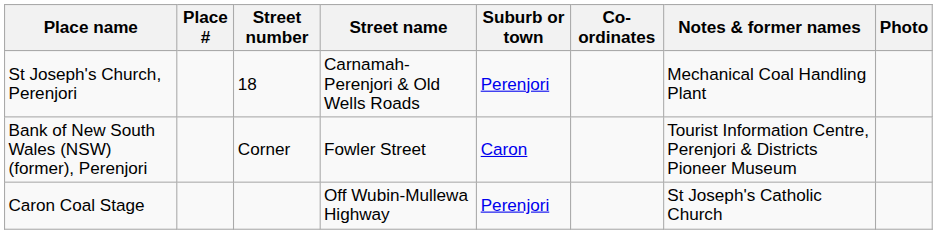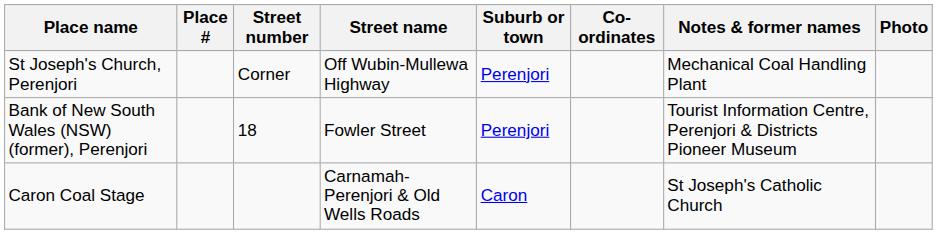(247, 83) 18 -> (264, 74) Corner
(382, 83) Carnamah-Perenjori & Old Wells Roads -> (396, 74) Off Wubin-Mullewa Highway
(264, 149) Corner -> (247, 130) 18
(504, 149) Caron -> (515, 130) Perenjori
(396, 205) Off Wubin-Mullewa Highway -> (382, 195) Carnamah-Perenjori & Old Wells Roads
(515, 205) Perenjori -> (504, 195) Caron
